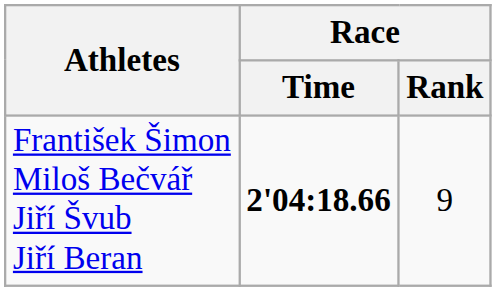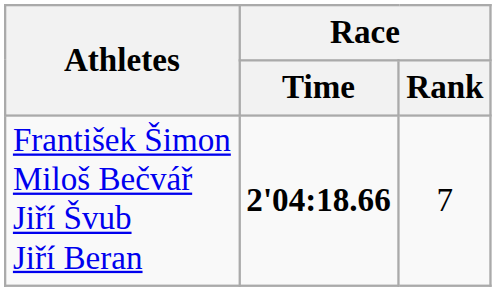(445, 200) 9 -> (445, 200) 7
